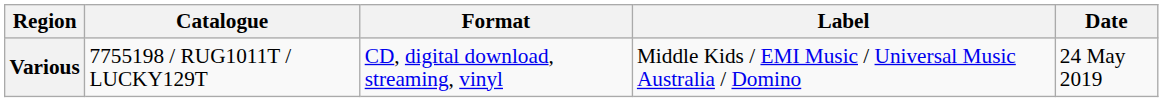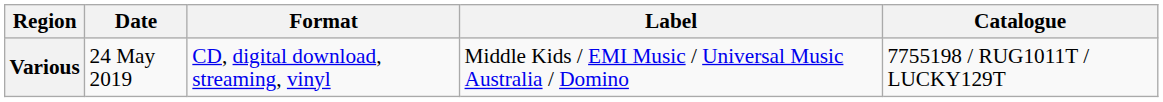columns swapped: (1106, 21) <-> (222, 21)
